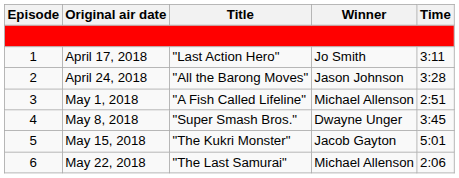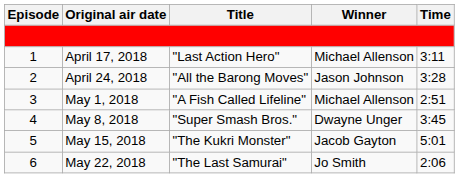(340, 57) Jo Smith -> (364, 57) Michael Allenson
(364, 162) Michael Allenson -> (340, 162) Jo Smith
